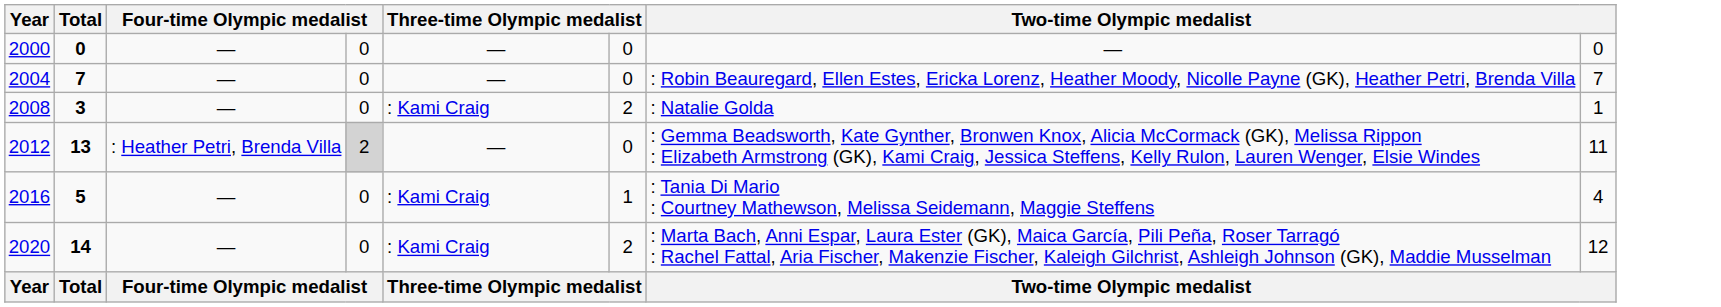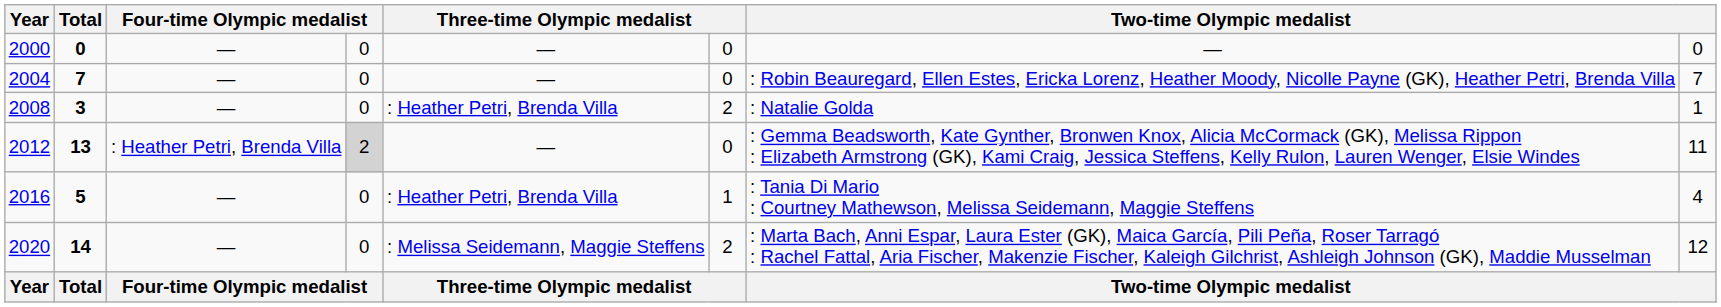(438, 107) : Kami Craig -> (502, 107) : Heather Petri, Brenda Villa
(438, 197) : Kami Craig -> (502, 197) : Heather Petri, Brenda Villa
(438, 247) : Kami Craig -> (546, 247) : Melissa Seidemann, Maggie Steffens
